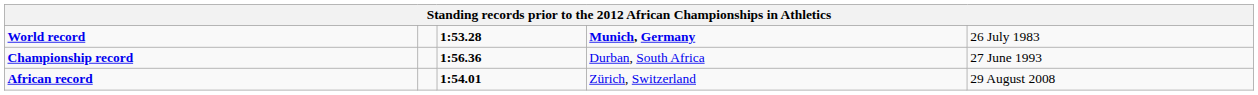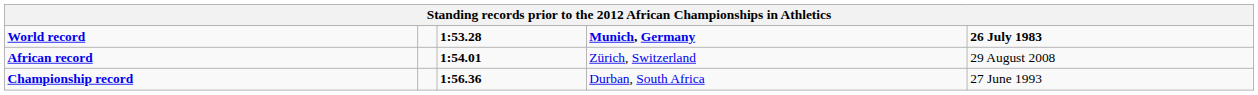(1005, 36) normal -> (1006, 36) bold
rows swapped: (50, 79) <-> (70, 57)
